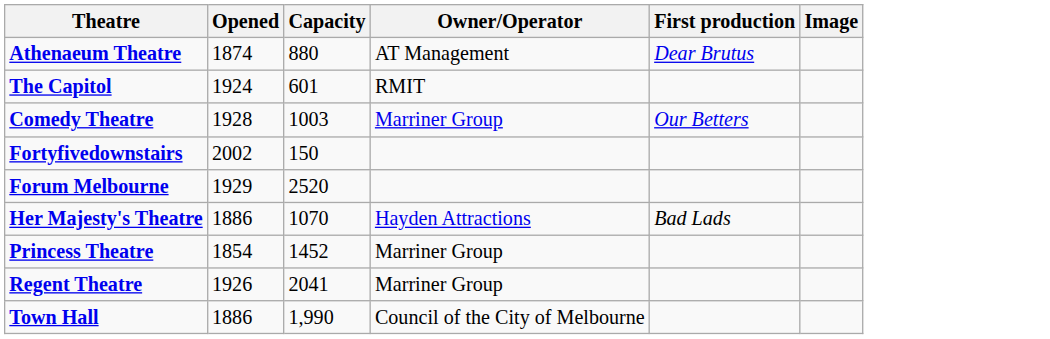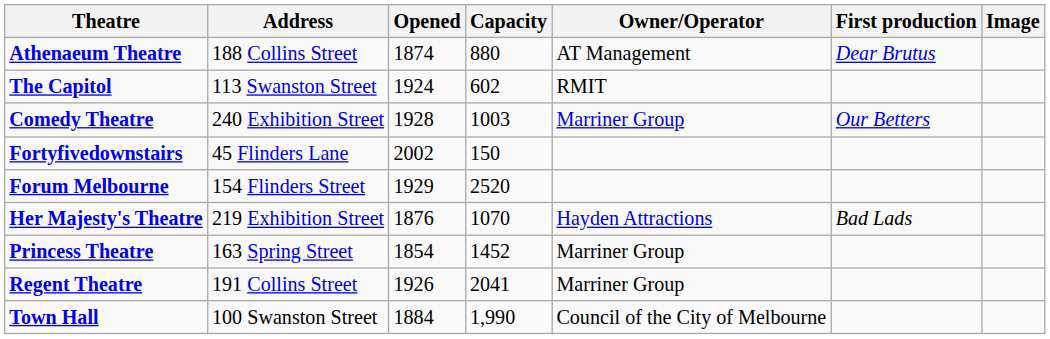+ column: (298, 21)
(304, 87) 601 -> (485, 87) 602
(232, 218) 1886 -> (414, 218) 1876
(232, 317) 1886 -> (414, 317) 1884
